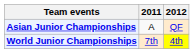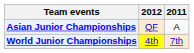columns swapped: (151, 12) <-> (176, 12)
